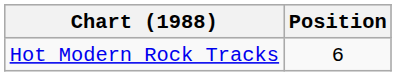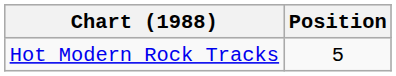(338, 55) 6 -> (338, 55) 5
